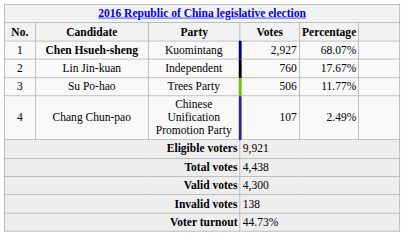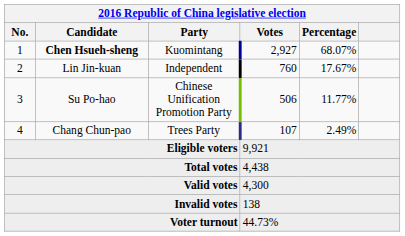(194, 86) Trees Party -> (194, 99) Chinese Unification Promotion Party
(194, 117) Chinese Unification Promotion Party -> (194, 130) Trees Party
